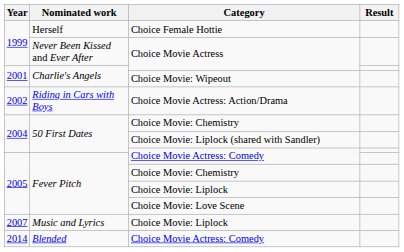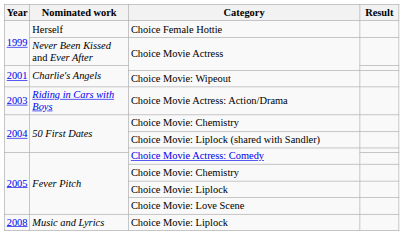(17, 101) 2002 -> (17, 101) 2003
(17, 222) 2007 -> (17, 222) 2008
- row: (49, 238)
